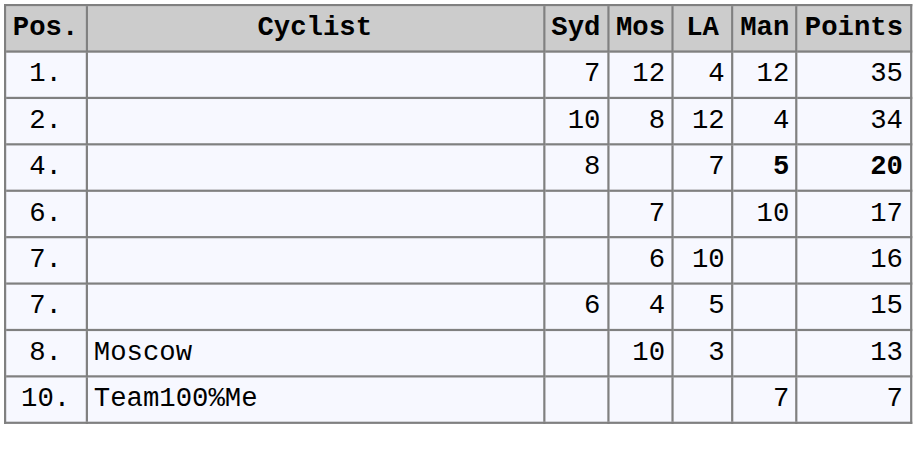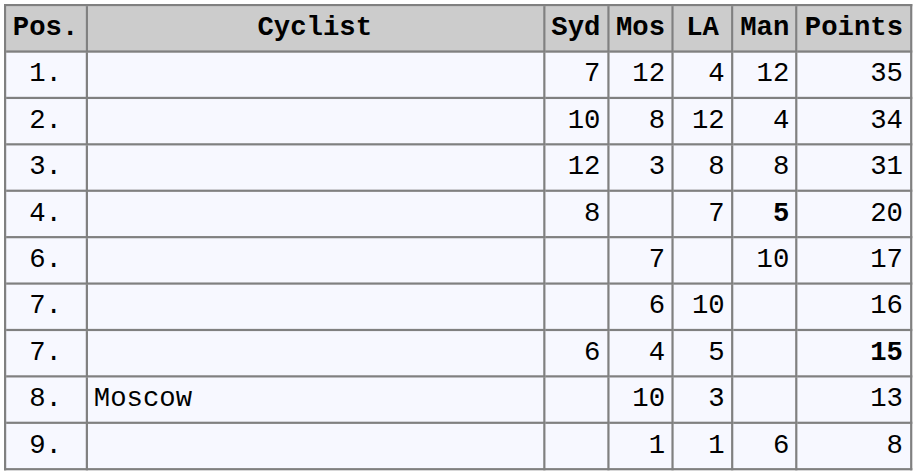+ row: (46, 168)
(887, 168) bold -> (887, 214) normal
(887, 307) normal -> (887, 353) bold
+ row: (46, 446)
- row: (46, 400)
